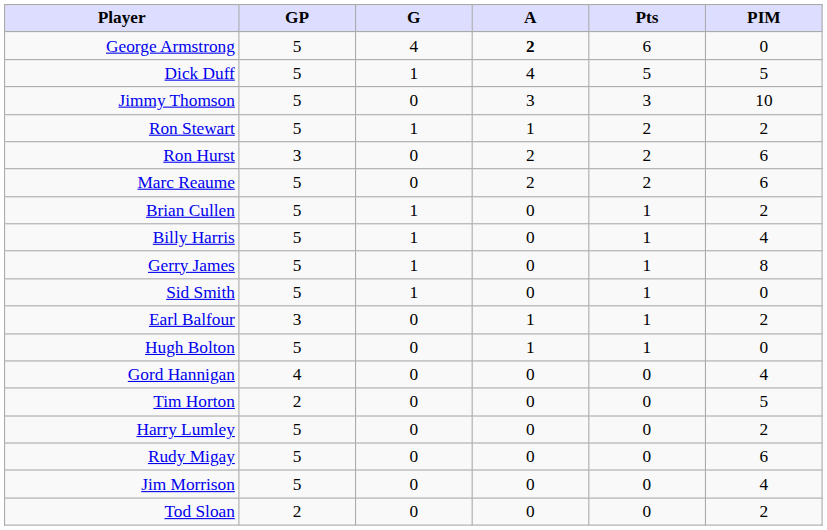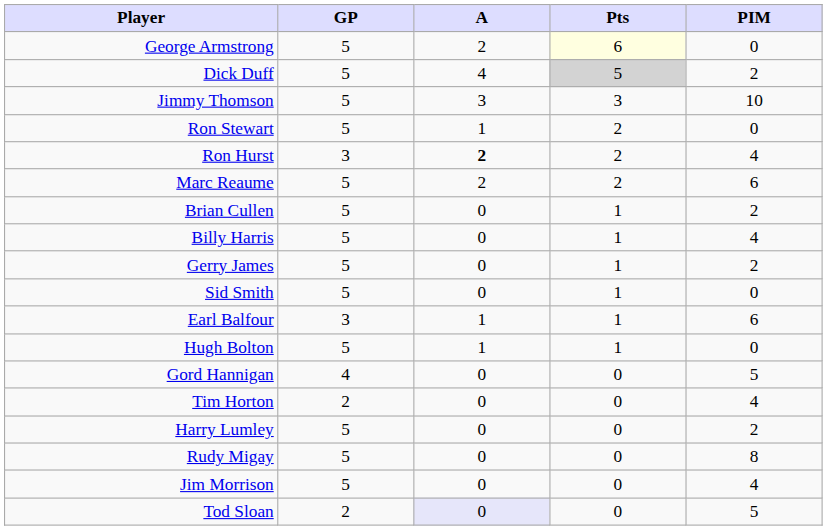- column: (414, 18)
(530, 45) bold -> (482, 45) normal
(647, 45) no background -> (618, 45) lightyellow background
(647, 73) no background -> (618, 73) lightgrey background
(764, 73) 5 -> (754, 73) 2
(764, 127) 2 -> (754, 127) 0
(530, 155) normal -> (482, 155) bold
(764, 155) 6 -> (754, 155) 4
(764, 264) 8 -> (754, 264) 2
(764, 319) 2 -> (754, 319) 6
(764, 374) 4 -> (754, 374) 5
(764, 401) 5 -> (754, 401) 4
(764, 456) 6 -> (754, 456) 8
(530, 511) no background -> (482, 511) lavender background
(764, 511) 2 -> (754, 511) 5
